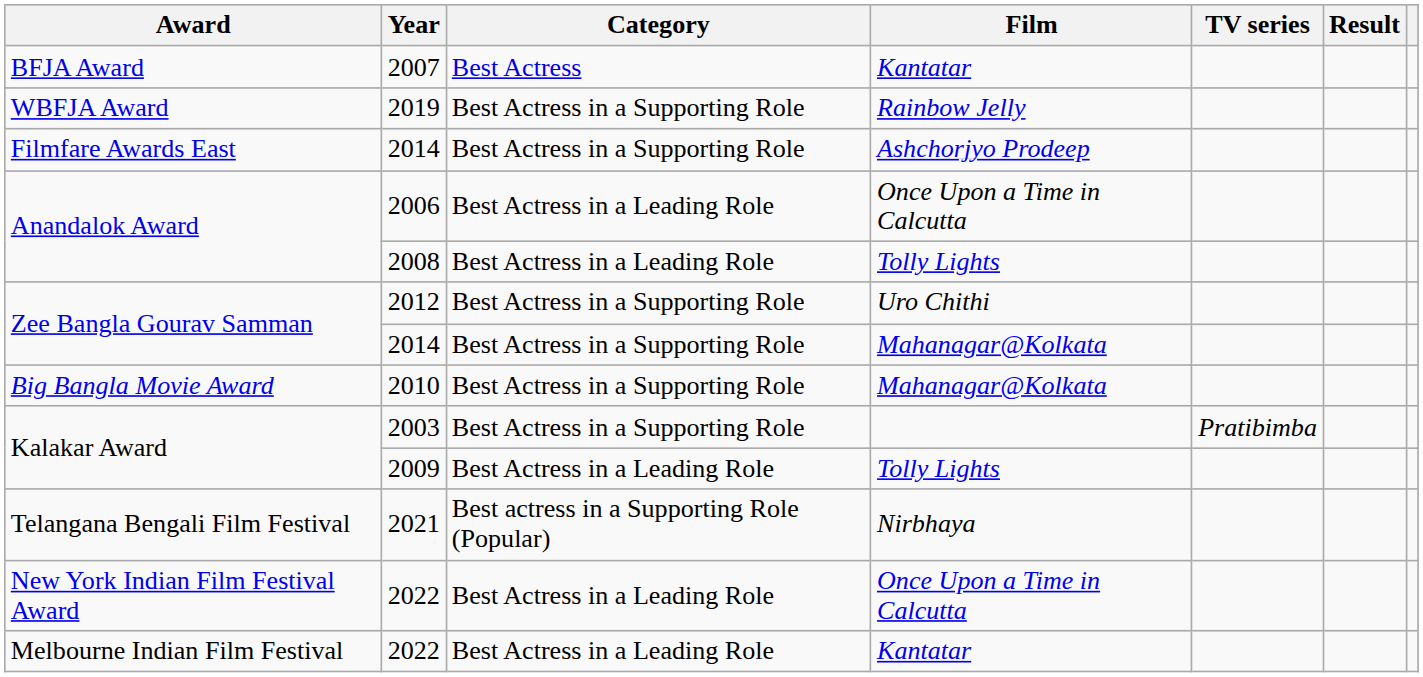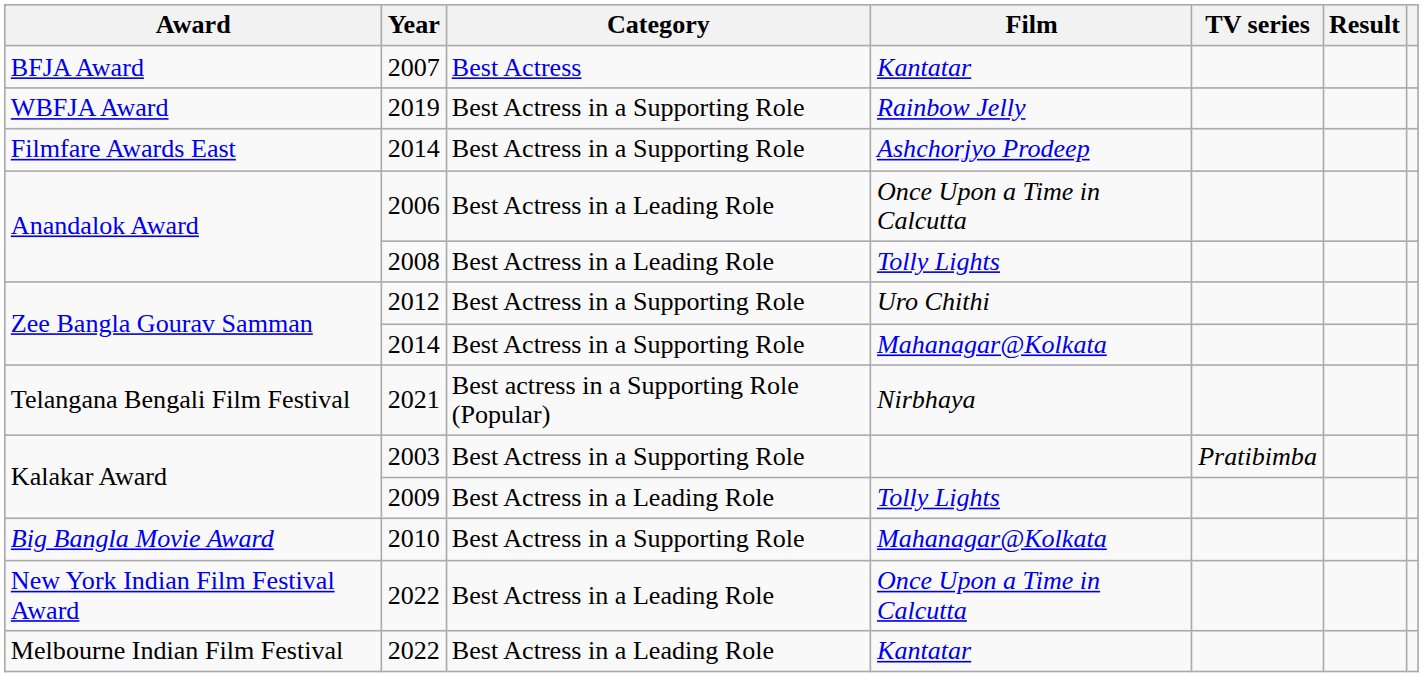rows swapped: (142, 385) <-> (180, 524)
